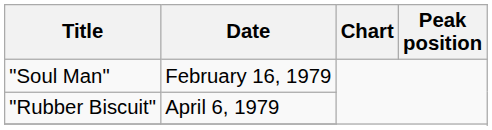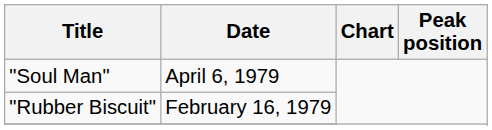(248, 75) February 16, 1979 -> (222, 75) April 6, 1979
(222, 107) April 6, 1979 -> (248, 107) February 16, 1979
